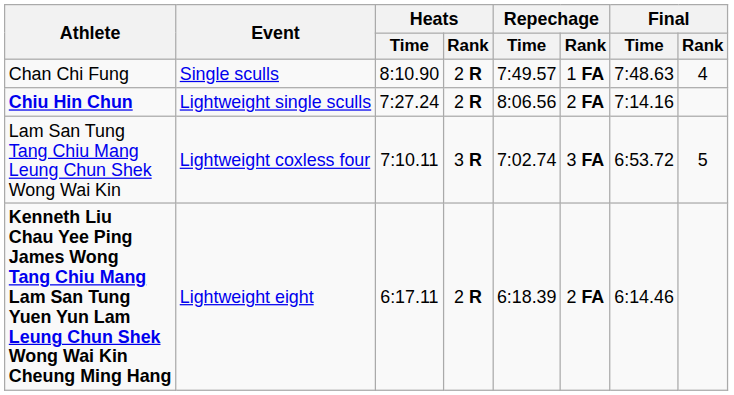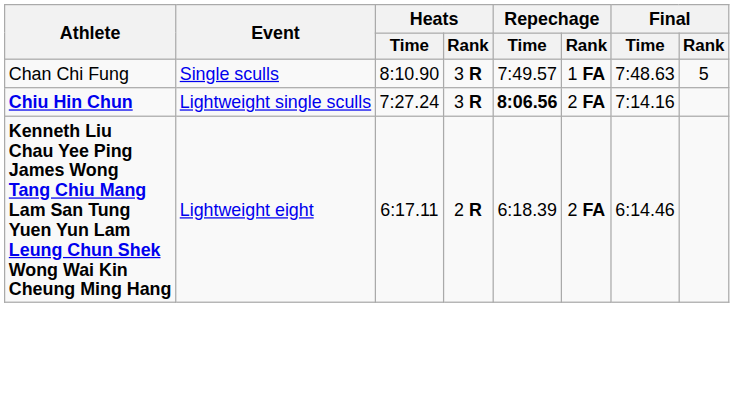(468, 74) 2 R -> (468, 74) 3 R
(703, 74) 4 -> (704, 74) 5
(468, 102) 2 R -> (468, 102) 3 R
(527, 102) normal -> (527, 102) bold
- row: (80, 160)
